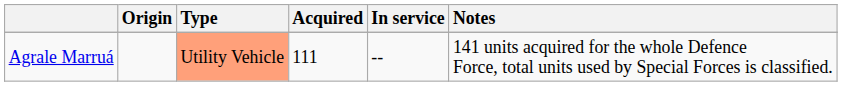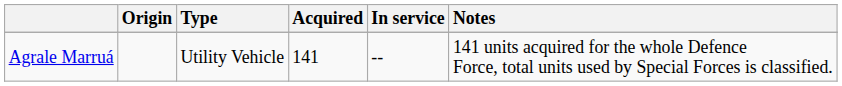(232, 56) lightsalmon background -> (232, 56) no background
(305, 56) 111 -> (306, 56) 141
